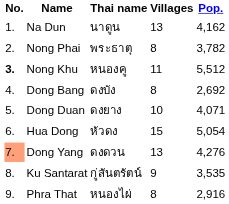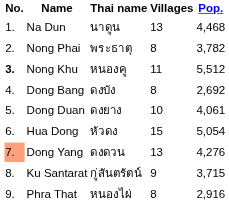(211, 27) 4,162 -> (211, 27) 4,468
(211, 110) 4,071 -> (211, 110) 4,061
(211, 173) 3,535 -> (211, 173) 3,715
